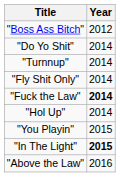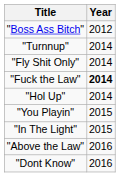- row: (45, 46)
(101, 146) bold -> (101, 130) normal
+ row: (45, 163)
